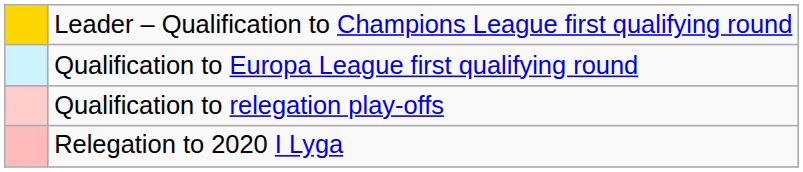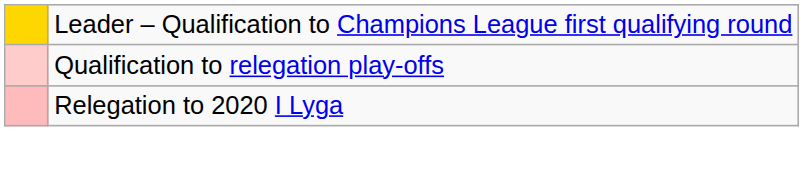- row: (346, 65)
